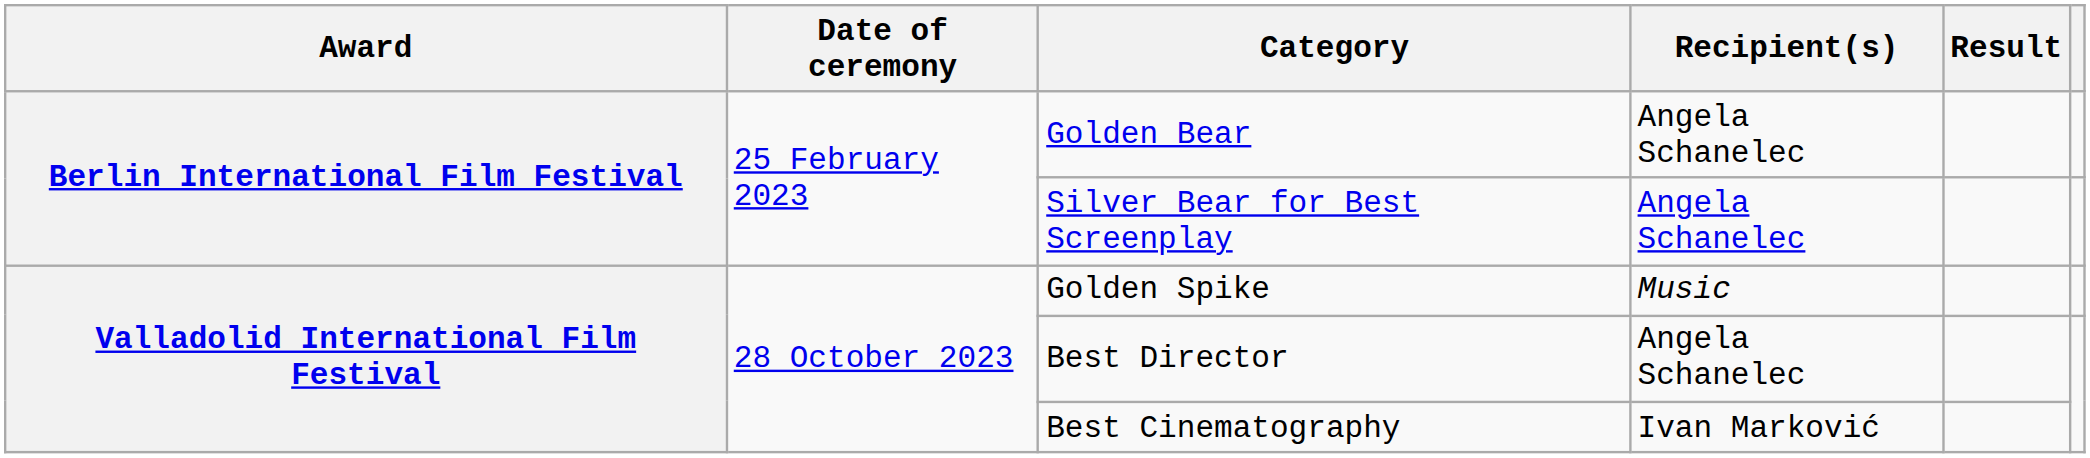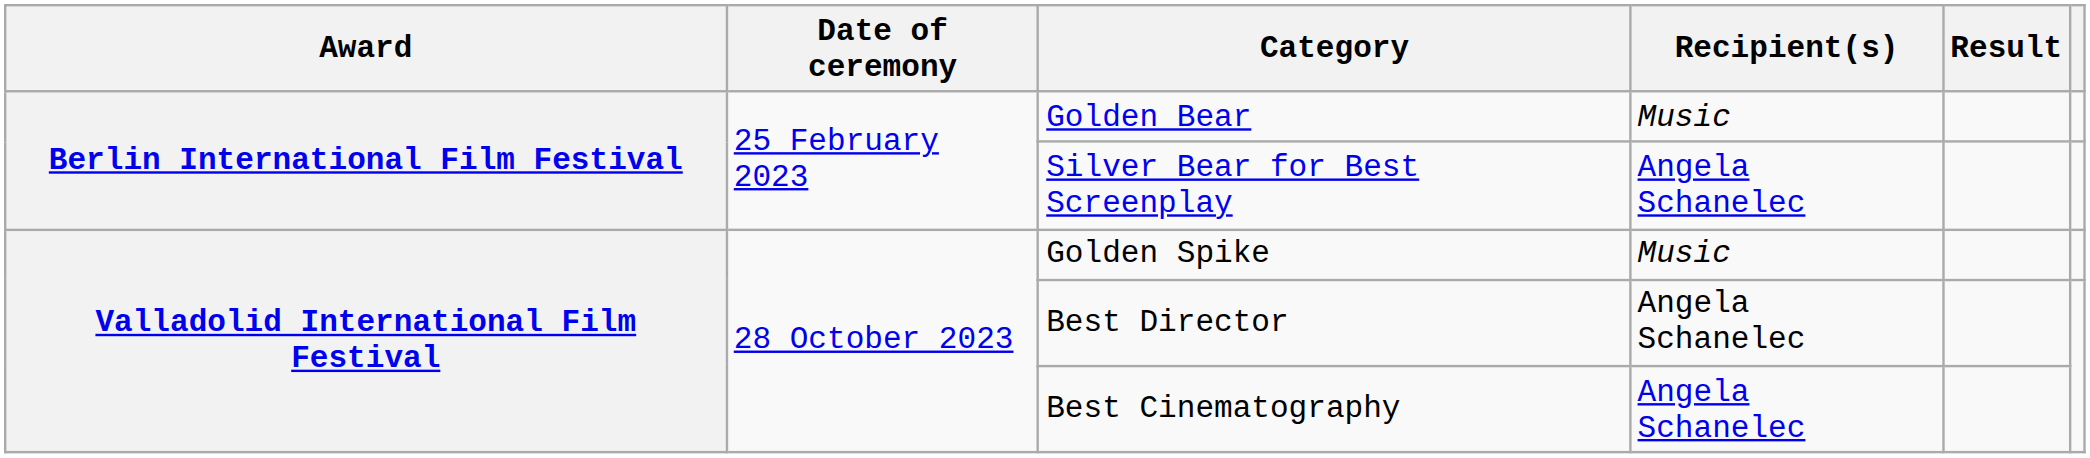(1721, 135) Angela Schanelec -> (1684, 117) Music
(1759, 427) Ivan Marković -> (1721, 409) Angela Schanelec
